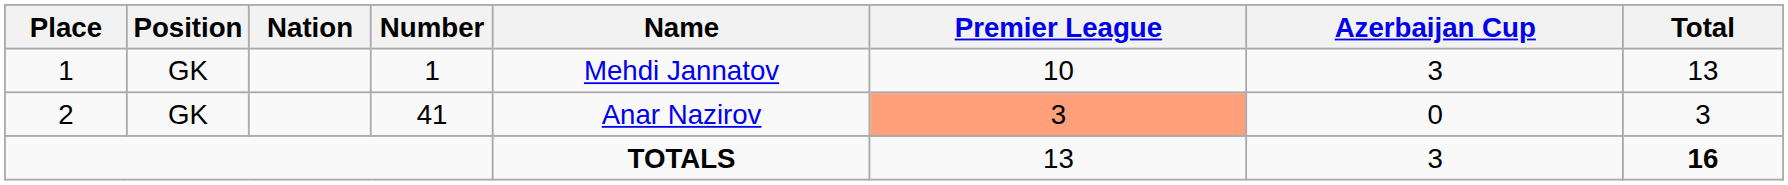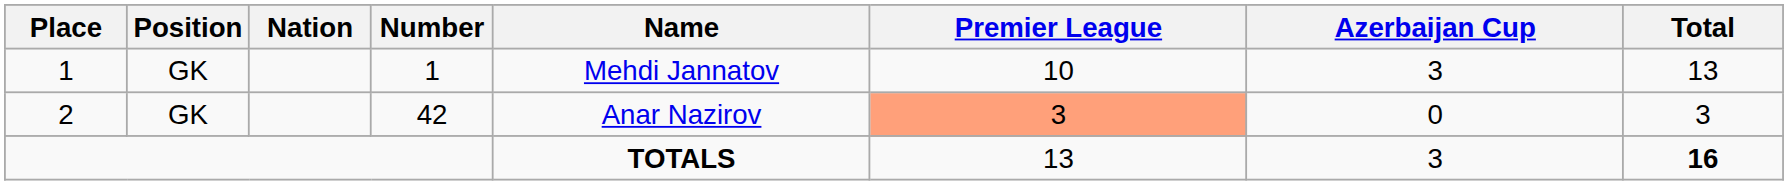(432, 115) 41 -> (432, 115) 42
